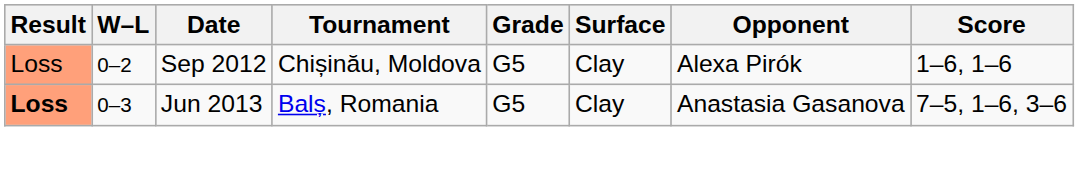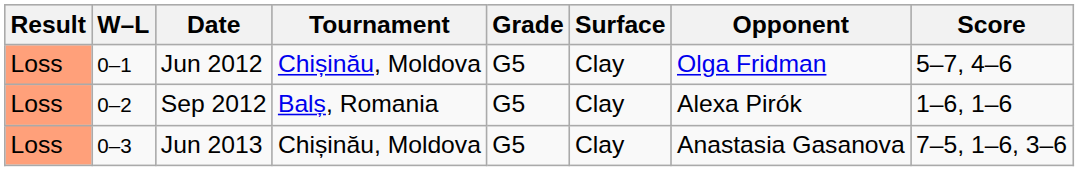+ row: (212, 64)
(379, 64) Chișinău, Moldova -> (358, 104) Balș, Romania
(39, 104) bold -> (37, 144) normal
(358, 104) Balș, Romania -> (379, 144) Chișinău, Moldova
